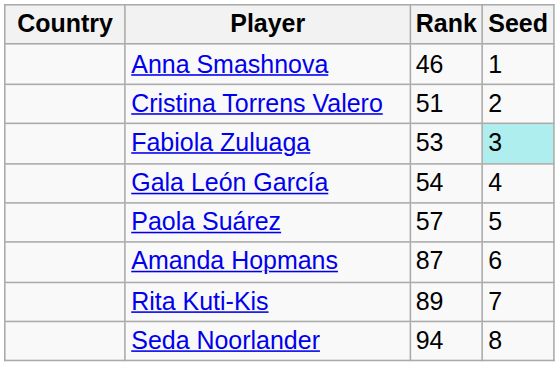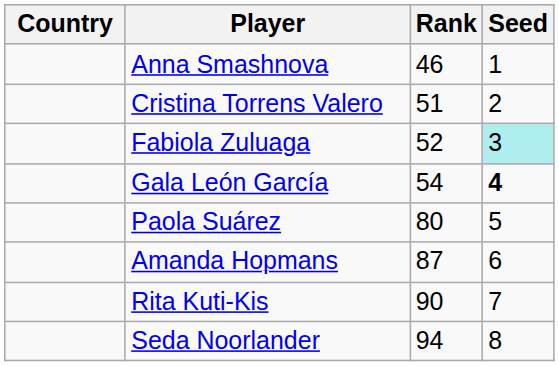(430, 143) 53 -> (430, 143) 52
(495, 182) normal -> (495, 182) bold
(430, 222) 57 -> (430, 222) 80
(430, 301) 89 -> (430, 301) 90
